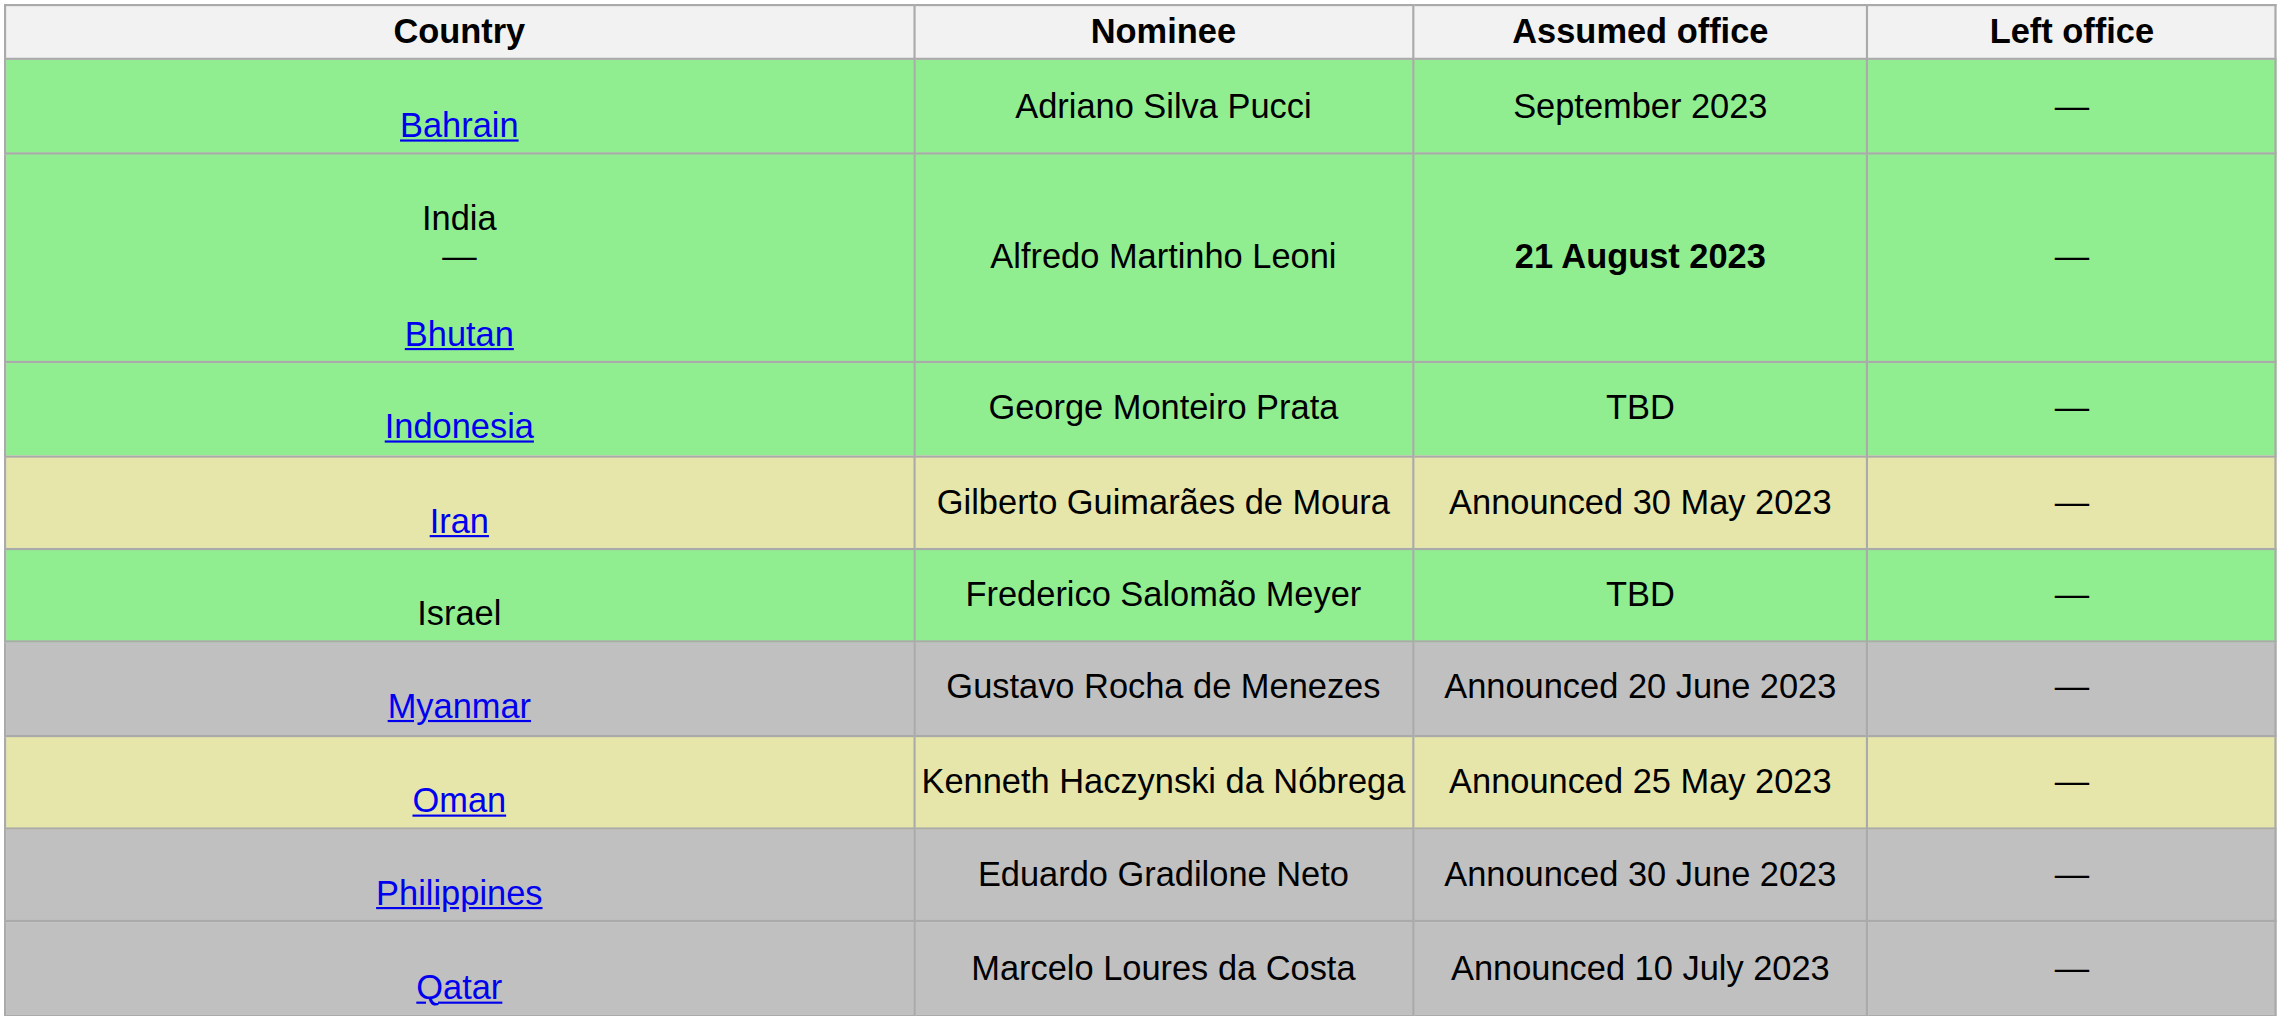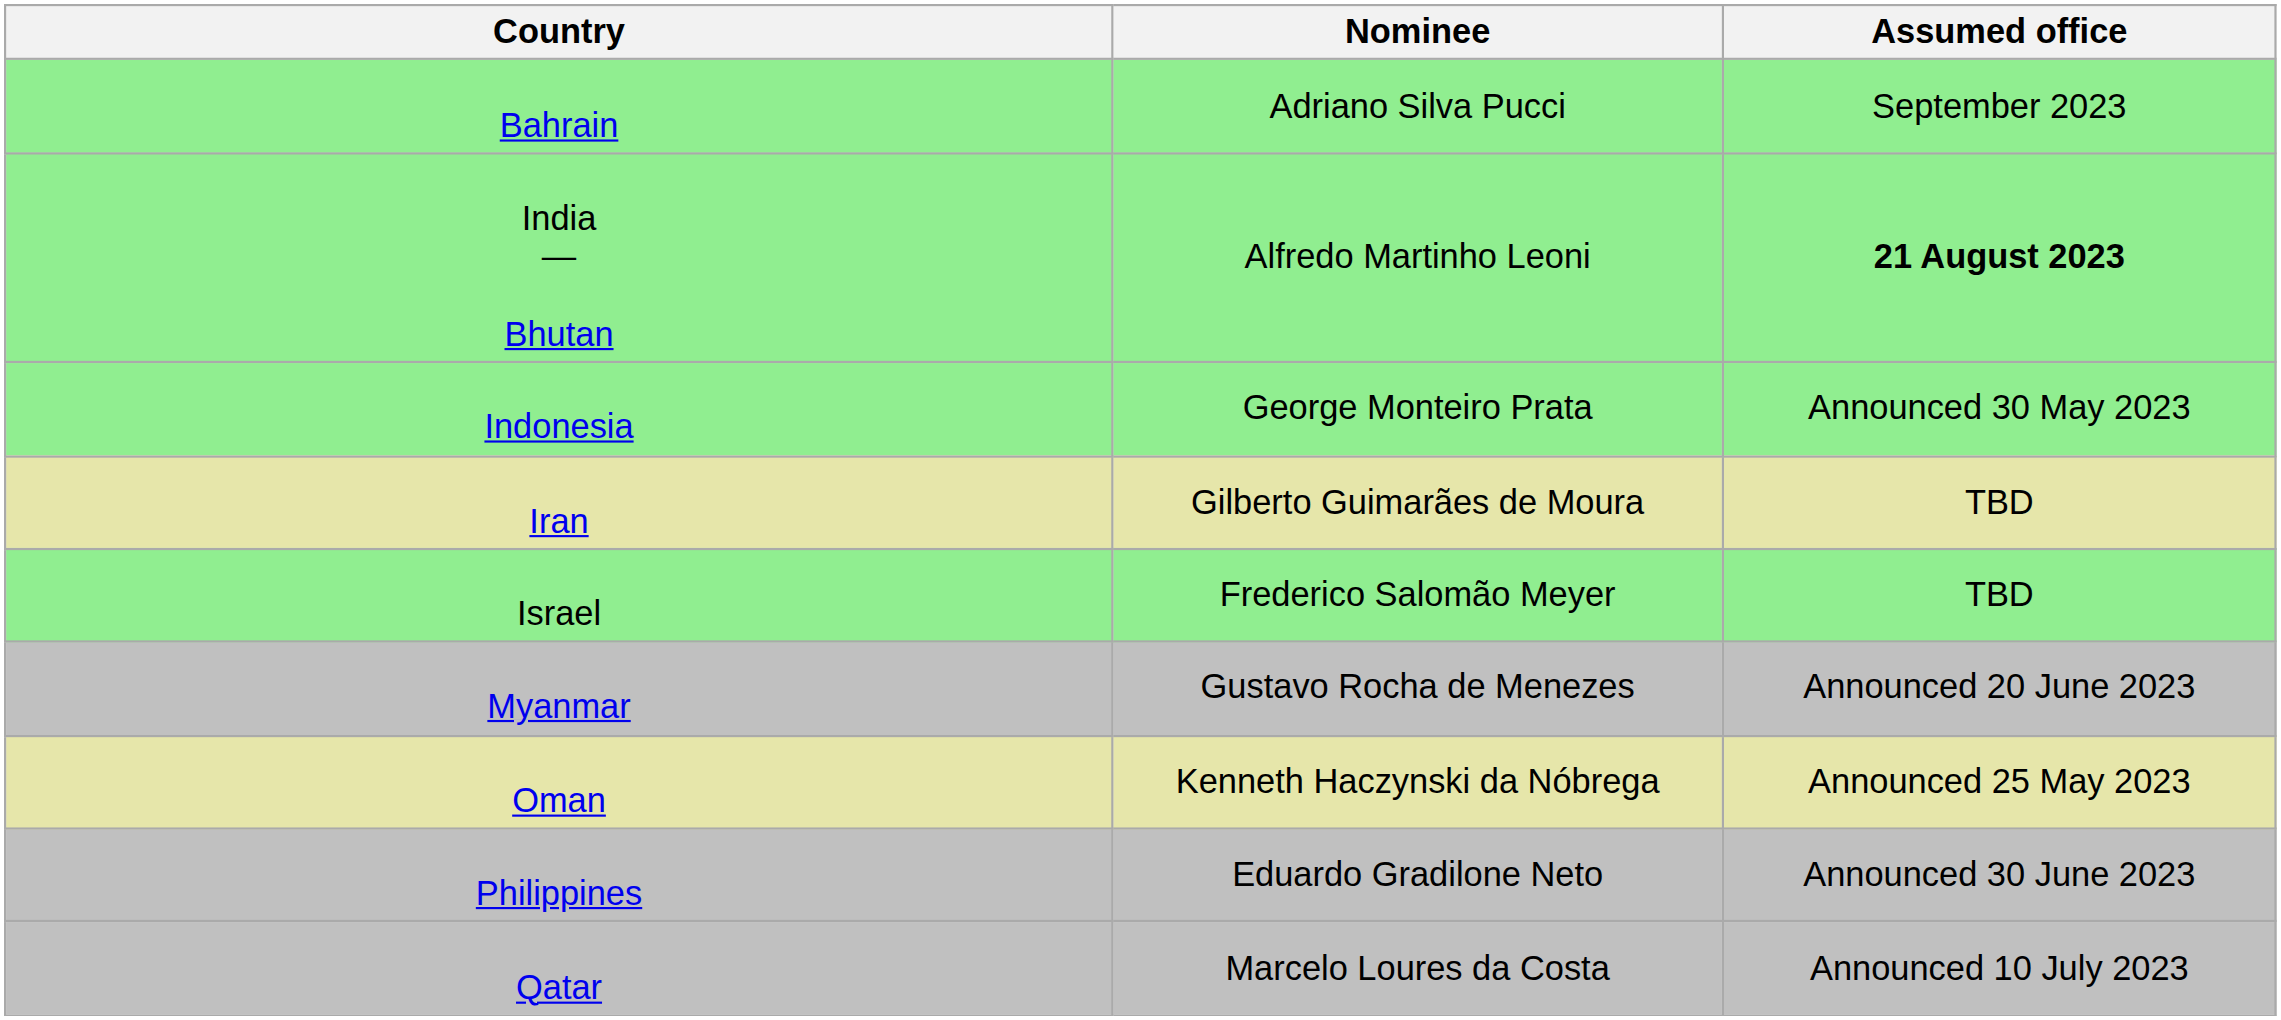- column: (2072, 31)
(1640, 408) TBD -> (1999, 408) Announced 30 May 2023
(1640, 501) Announced 30 May 2023 -> (1999, 501) TBD
